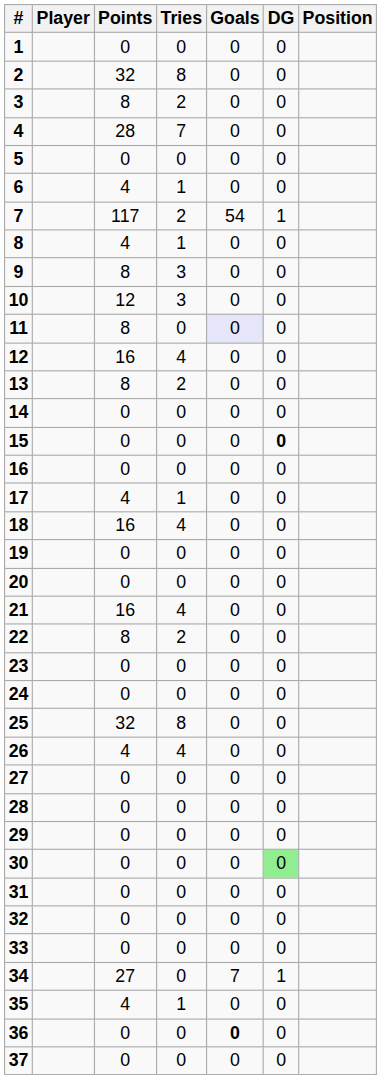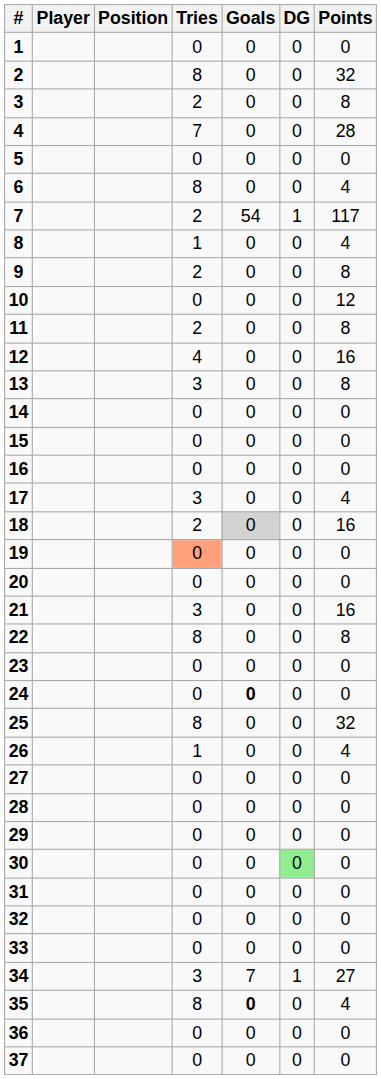columns swapped: (338, 18) <-> (125, 18)
(181, 187) 1 -> (197, 187) 8
(181, 272) 3 -> (197, 272) 2
(181, 300) 3 -> (197, 300) 0
(181, 328) 0 -> (197, 328) 2
(235, 328) lavender background -> (251, 328) no background
(181, 384) 2 -> (197, 384) 3
(281, 441) bold -> (297, 441) normal
(181, 497) 1 -> (197, 497) 3
(181, 525) 4 -> (197, 525) 2
(235, 525) no background -> (251, 525) lightgrey background
(181, 553) no background -> (197, 553) lightsalmon background
(181, 610) 4 -> (197, 610) 3
(181, 638) 2 -> (197, 638) 8
(235, 694) normal -> (251, 694) bold
(181, 750) 4 -> (197, 750) 1
(181, 976) 0 -> (197, 976) 3
(181, 1004) 1 -> (197, 1004) 8
(235, 1004) normal -> (251, 1004) bold
(235, 1032) bold -> (251, 1032) normal
